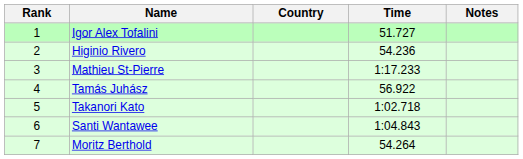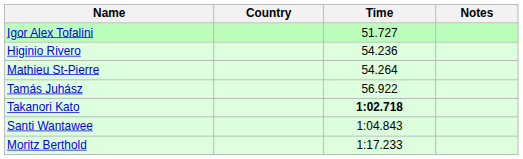- column: (37, 13)
(397, 70) 1:17.233 -> (380, 70) 54.264
(397, 107) normal -> (379, 107) bold
(397, 145) 54.264 -> (380, 145) 1:17.233
